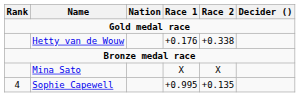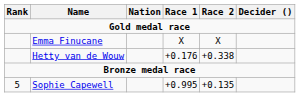+ row: (67, 41)
- row: (57, 70)
(17, 85) 4 -> (17, 85) 5
